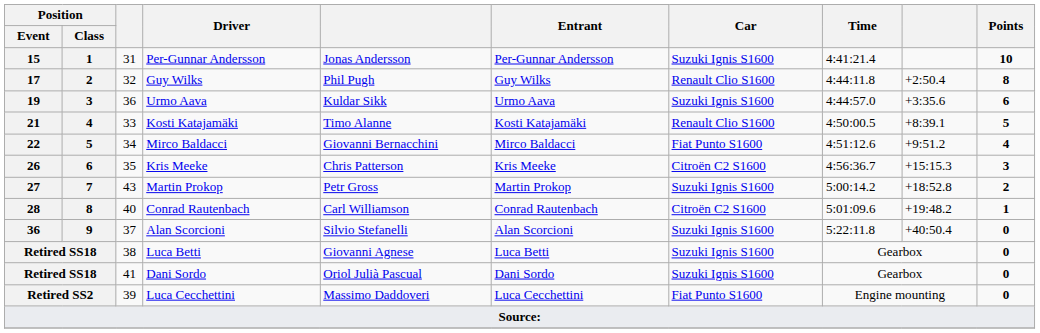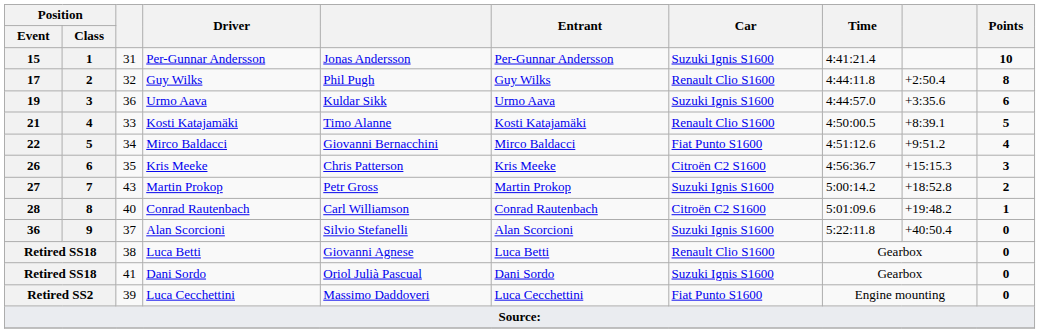(723, 251) Suzuki Ignis S1600 -> (723, 251) Renault Clio S1600
